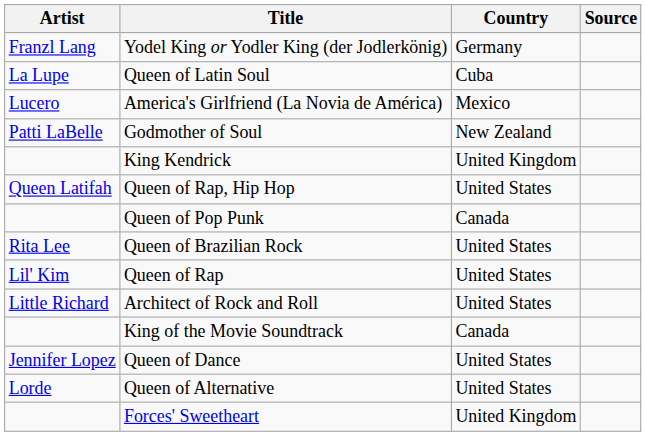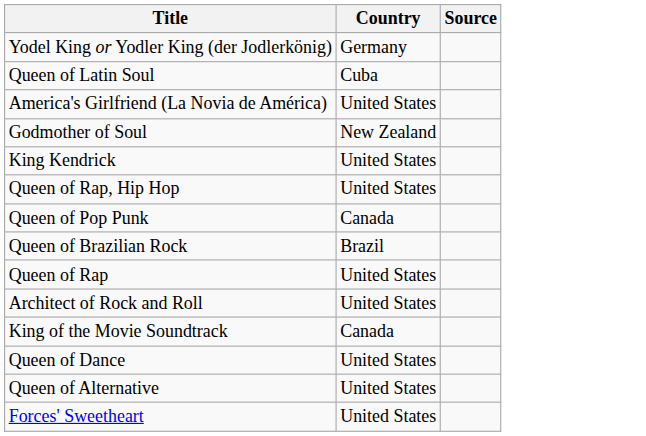- column: (62, 18)
(483, 103) Mexico -> (388, 103) United States
(516, 160) United Kingdom -> (388, 160) United States
(503, 246) United States -> (362, 246) Brazil
(516, 416) United Kingdom -> (388, 416) United States
